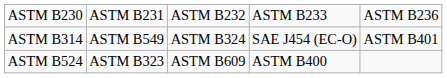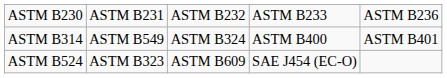(305, 38) SAE J454 (EC-O) -> (290, 38) ASTM B400
(290, 61) ASTM B400 -> (305, 61) SAE J454 (EC-O)
